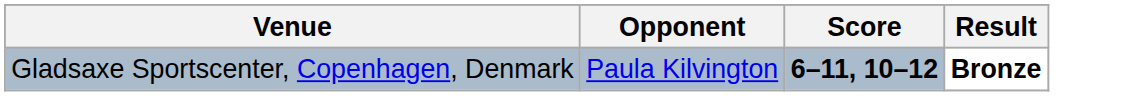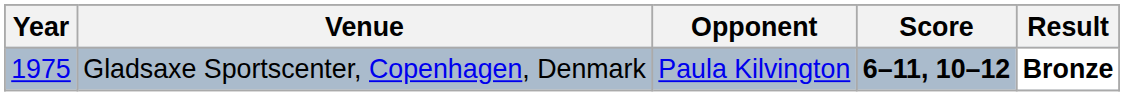+ column: (41, 26)
